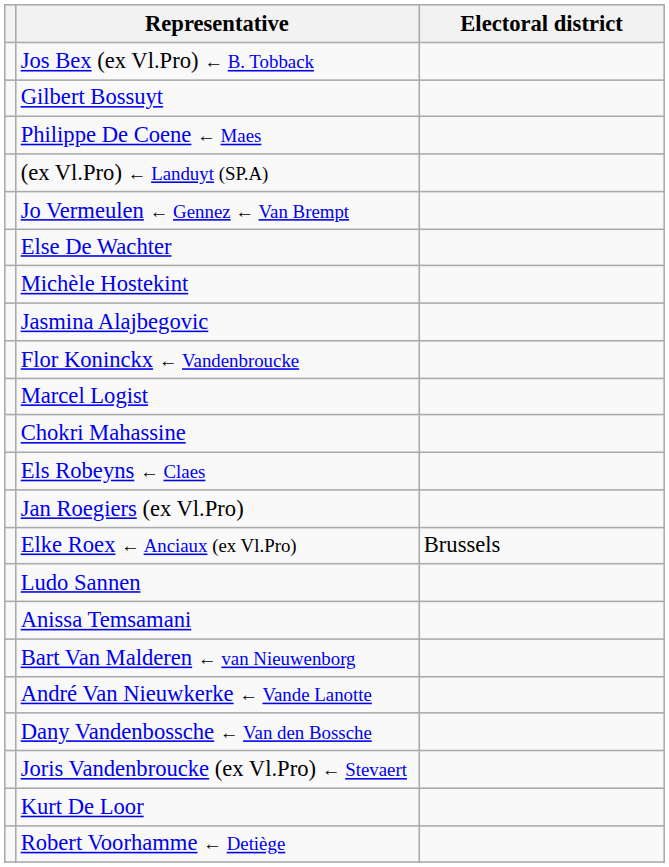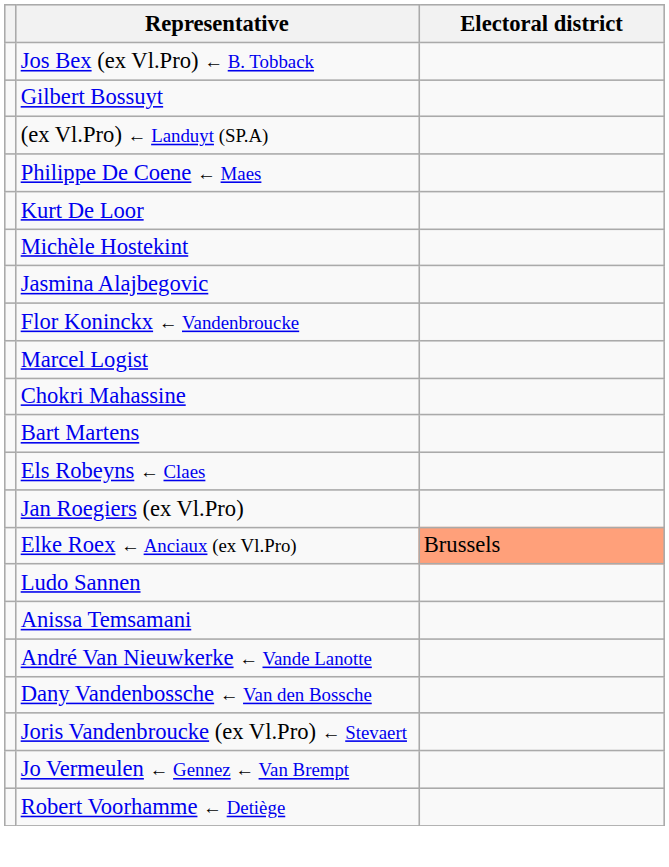rows swapped: (145, 172) <-> (141, 135)
rows swapped: (82, 806) <-> (185, 209)
- row: (96, 247)
+ row: (80, 433)
(462, 545) no background -> (462, 545) lightsalmon background
- row: (188, 657)
